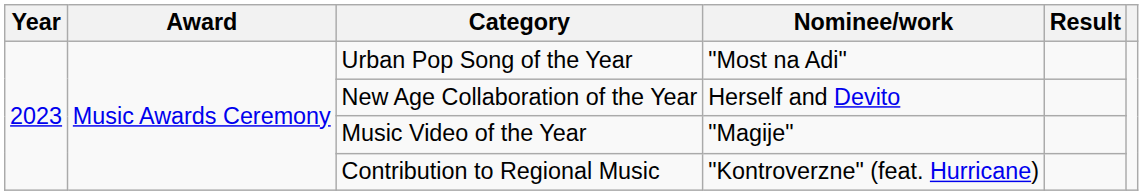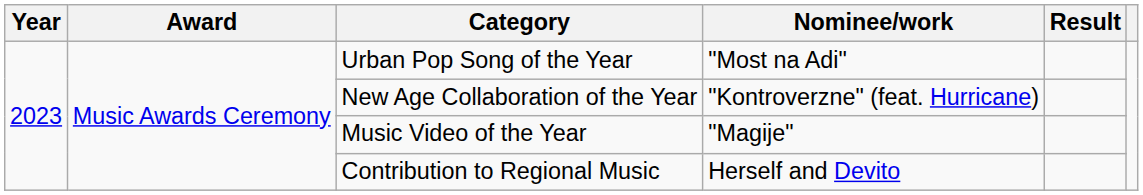(804, 97) Herself and Devito -> (874, 97) "Kontroverzne" (feat. Hurricane)
(874, 171) "Kontroverzne" (feat. Hurricane) -> (804, 171) Herself and Devito
